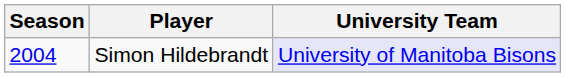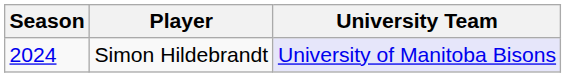(33, 54) 2004 -> (33, 54) 2024
